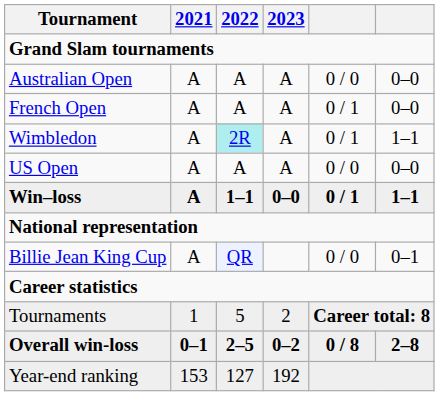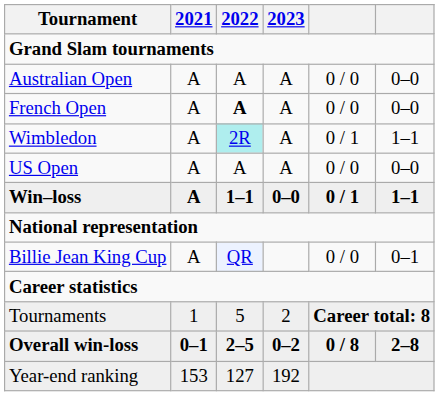(240, 108) normal -> (240, 108) bold
(342, 108) 0 / 1 -> (342, 108) 0 / 0
